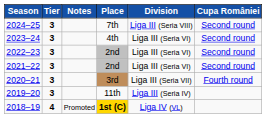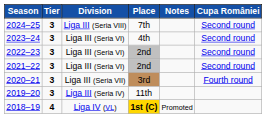columns swapped: (161, 12) <-> (79, 12)
